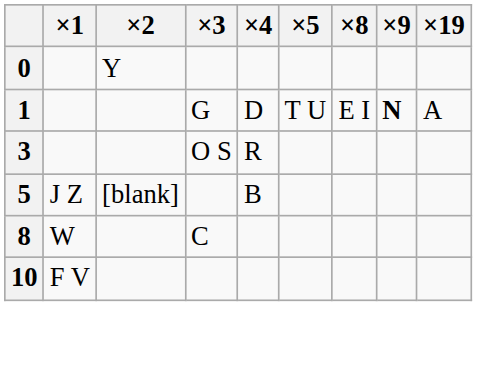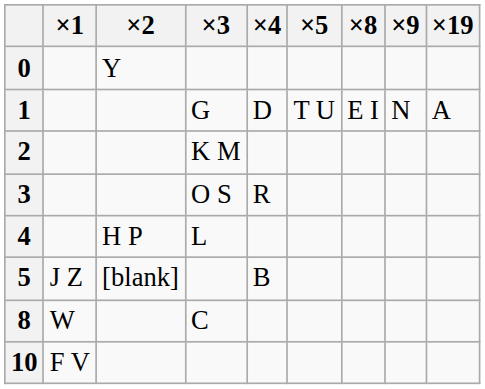(392, 109) bold -> (401, 109) normal
+ row: (24, 151)
+ row: (24, 236)
